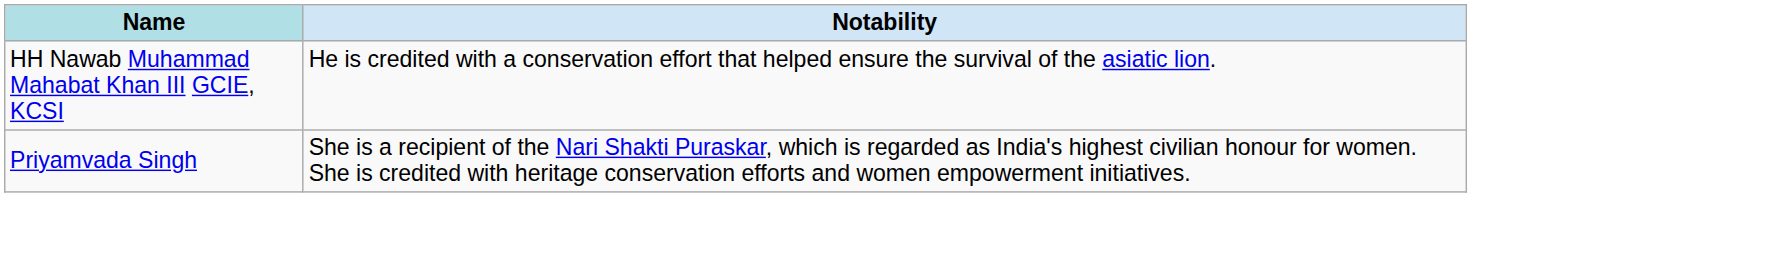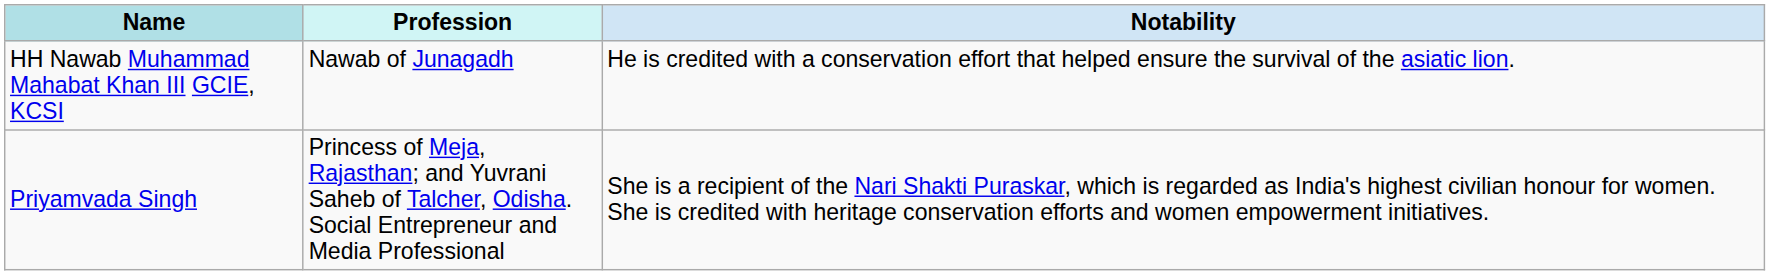+ column: (453, 22)
